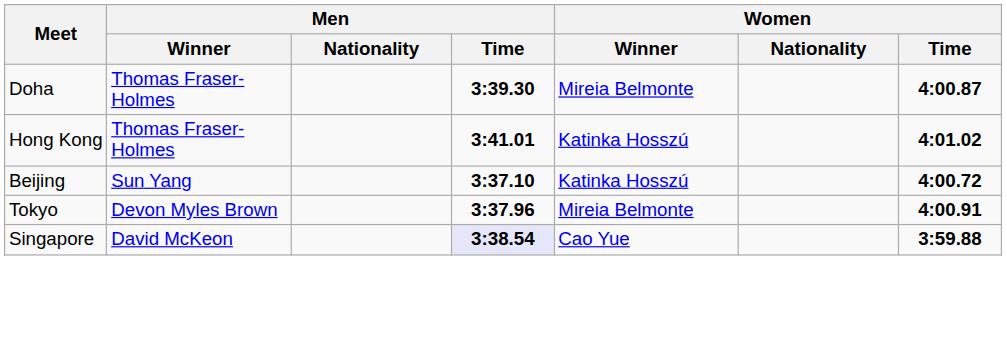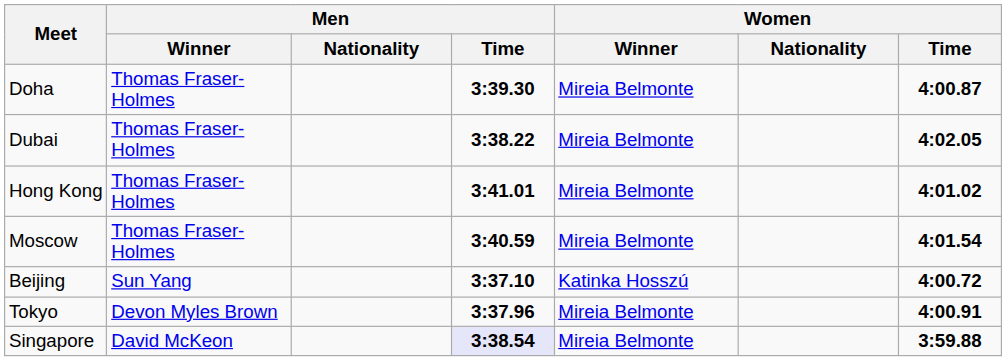+ row: (33, 140)
(623, 140) Katinka Hosszú -> (626, 190) Mireia Belmonte
+ row: (43, 241)
(594, 239) Cao Yue -> (626, 341) Mireia Belmonte
